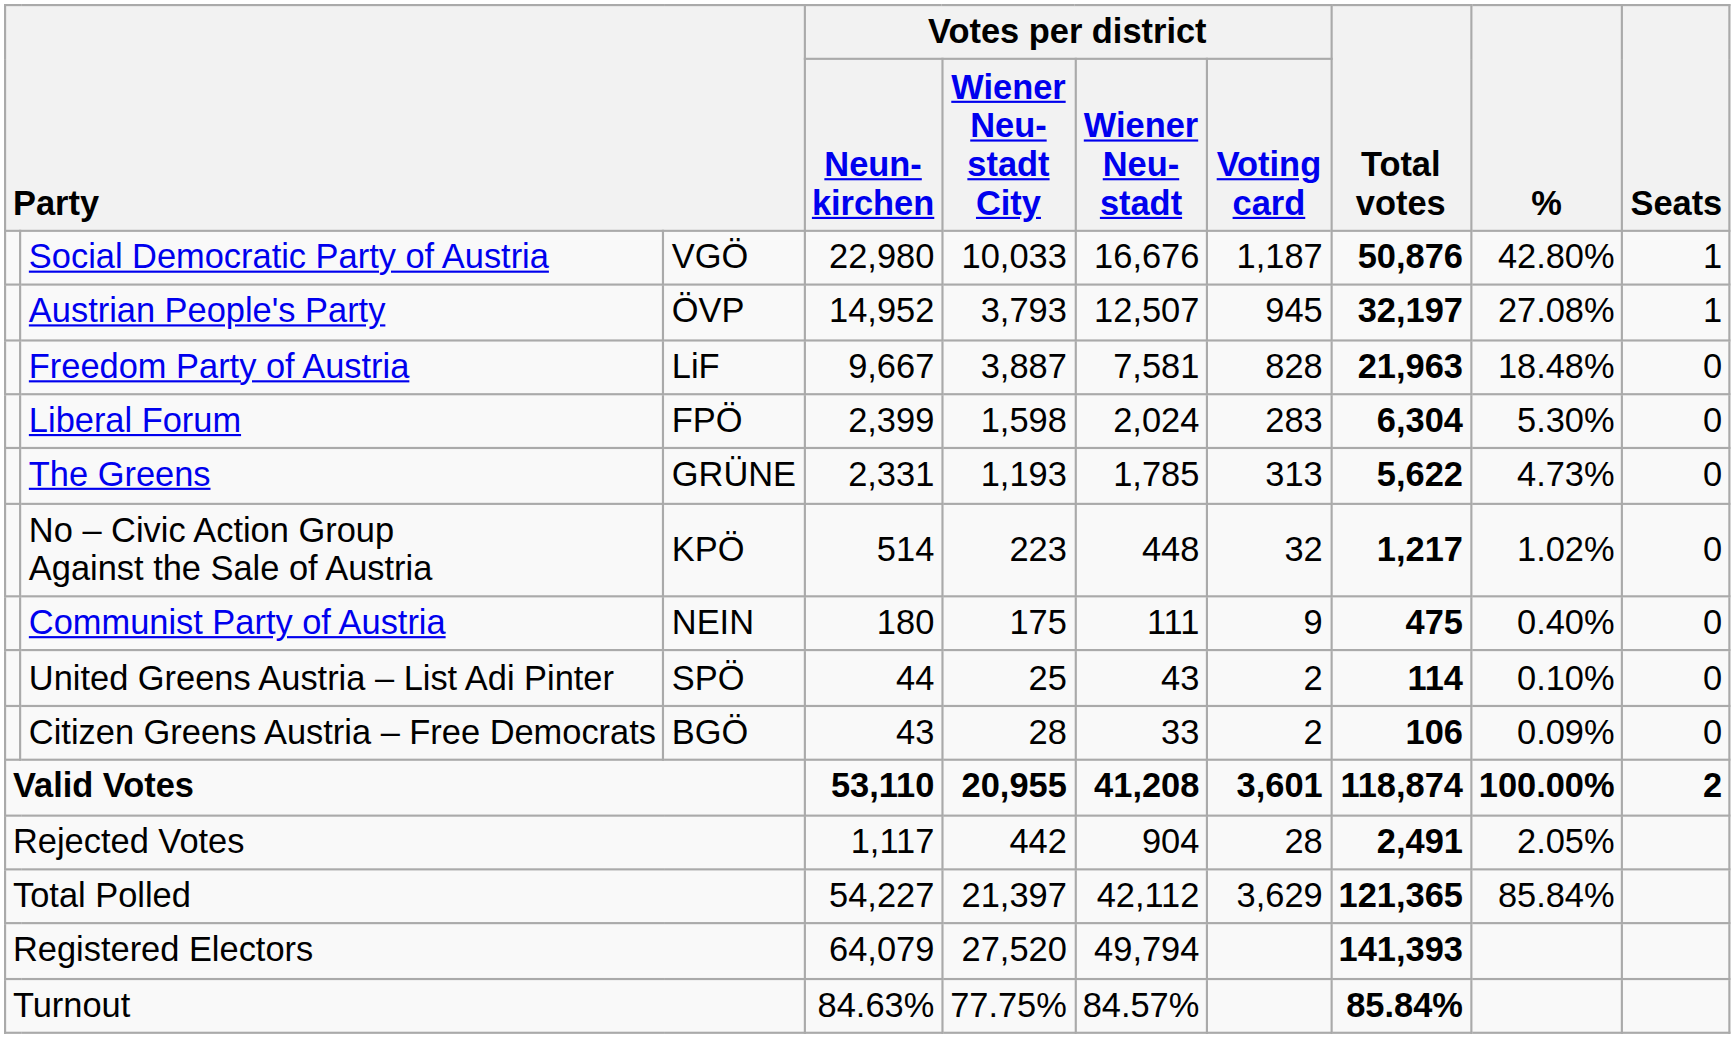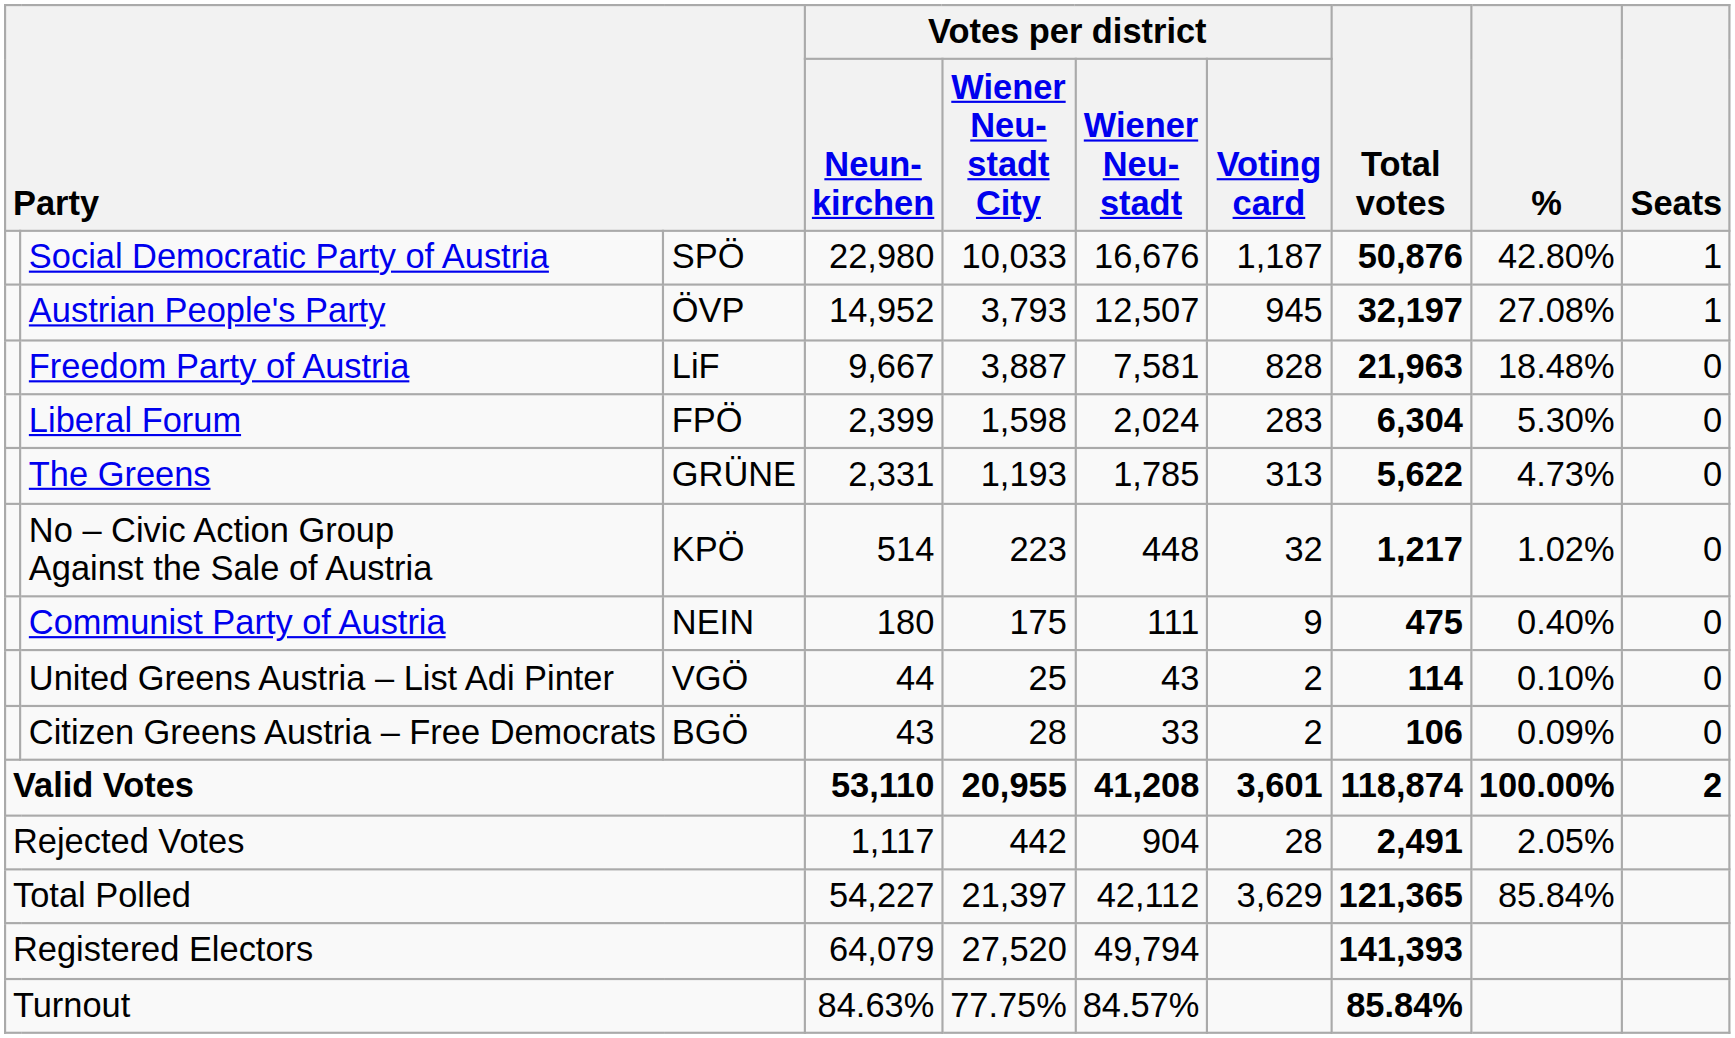(710, 256) VGÖ -> (708, 256) SPÖ
(708, 677) SPÖ -> (710, 677) VGÖ
